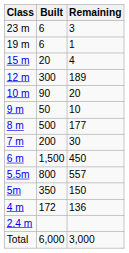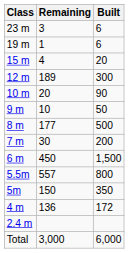columns swapped: (52, 12) <-> (95, 12)
